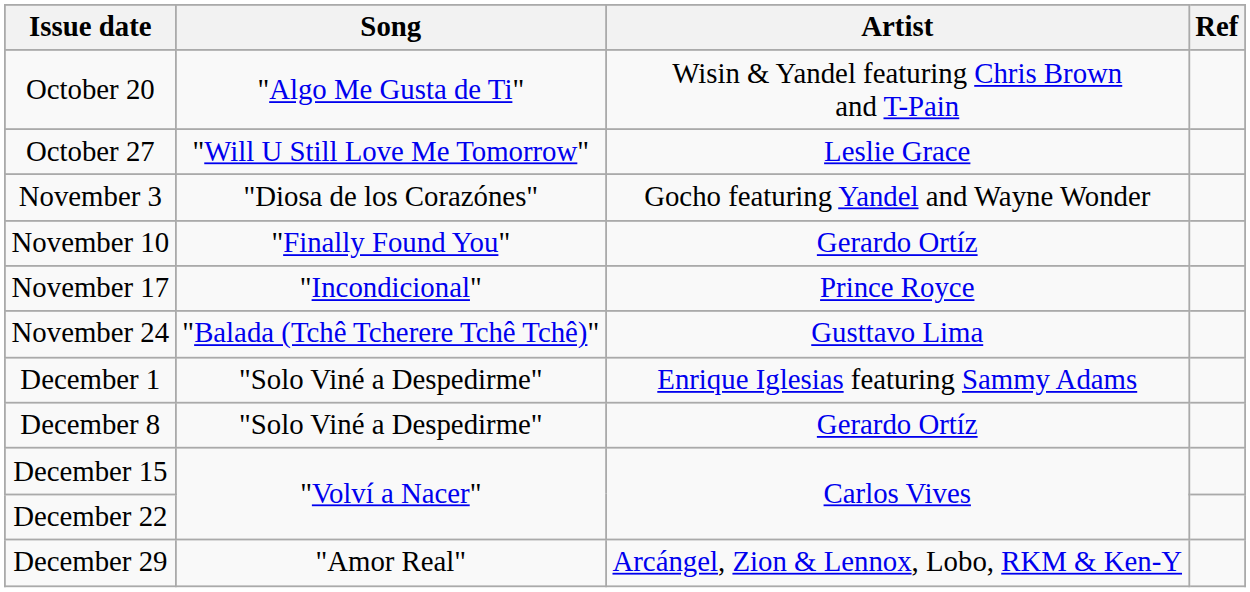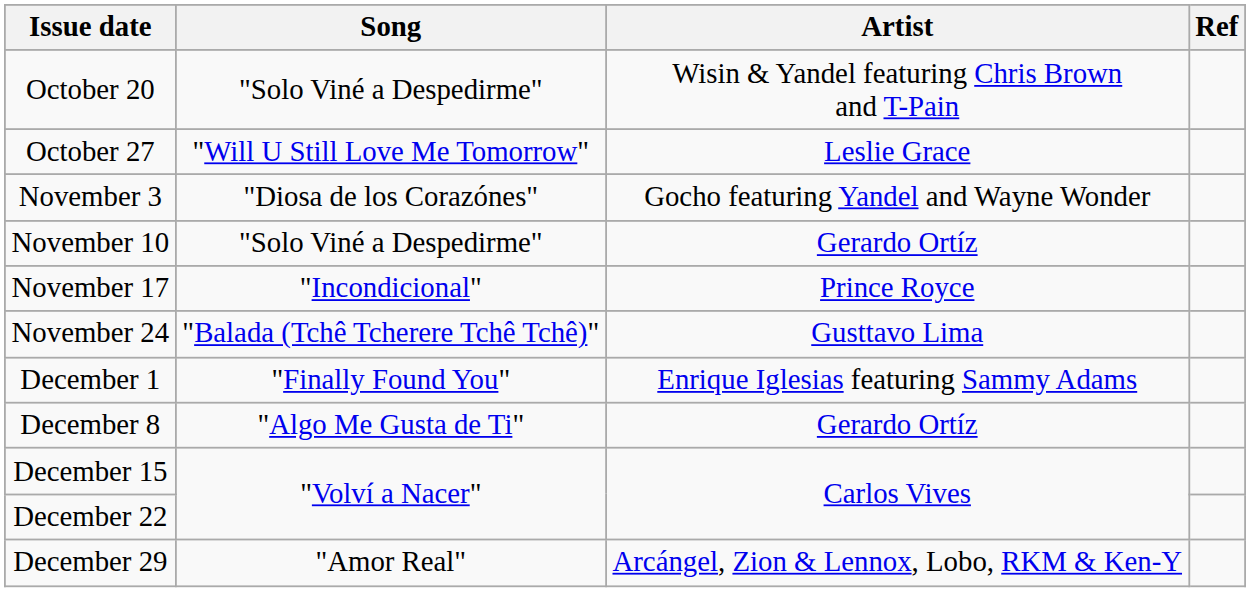(391, 89) "Algo Me Gusta de Ti" -> (391, 89) "Solo Viné a Despedirme"
(391, 242) "Finally Found You" -> (391, 242) "Solo Viné a Despedirme"
(391, 379) "Solo Viné a Despedirme" -> (391, 379) "Finally Found You"
(391, 425) "Solo Viné a Despedirme" -> (391, 425) "Algo Me Gusta de Ti"
